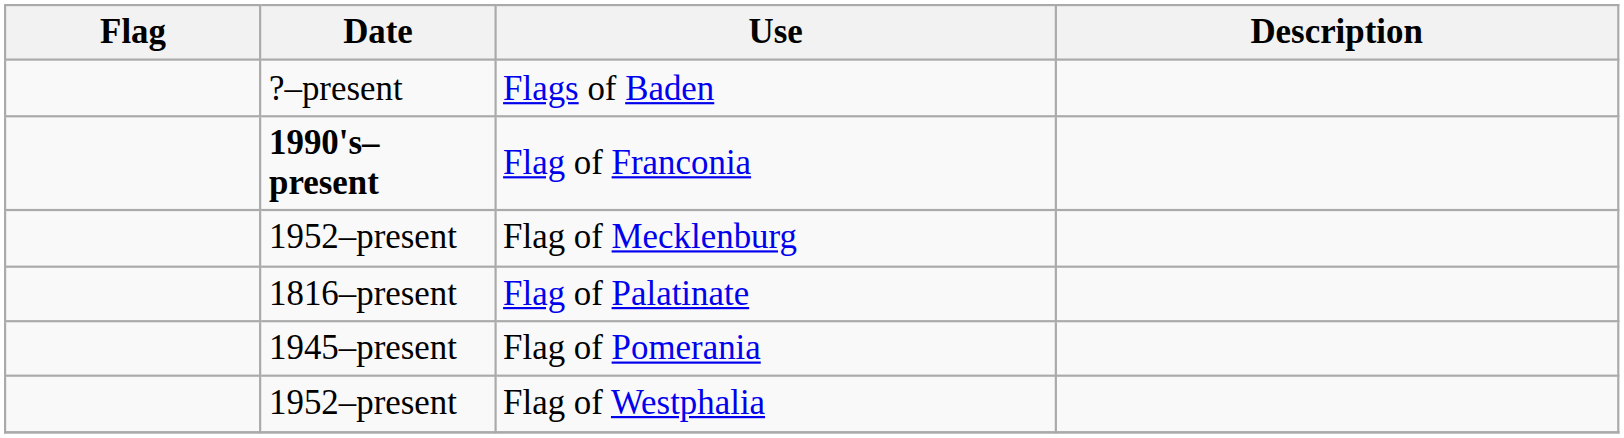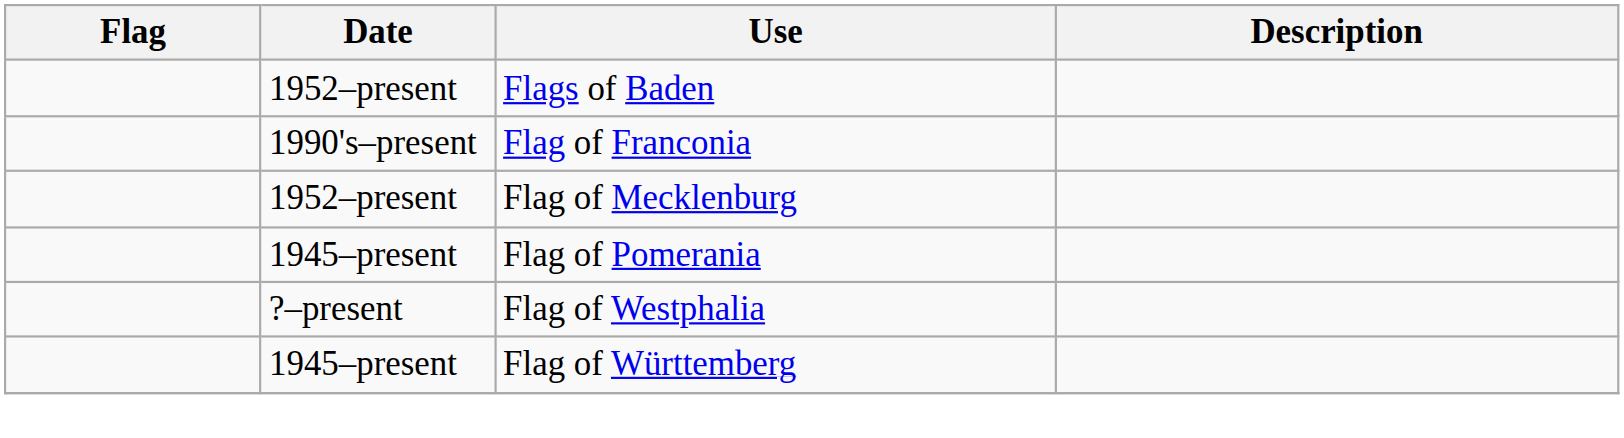(336, 87) ?–present -> (363, 87) 1952–present
(324, 162) bold -> (373, 142) normal
- row: (626, 292)
(363, 403) 1952–present -> (336, 308) ?–present
+ row: (650, 364)
